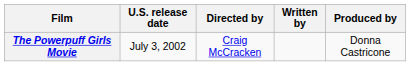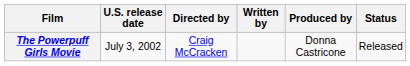+ column: (381, 18)
